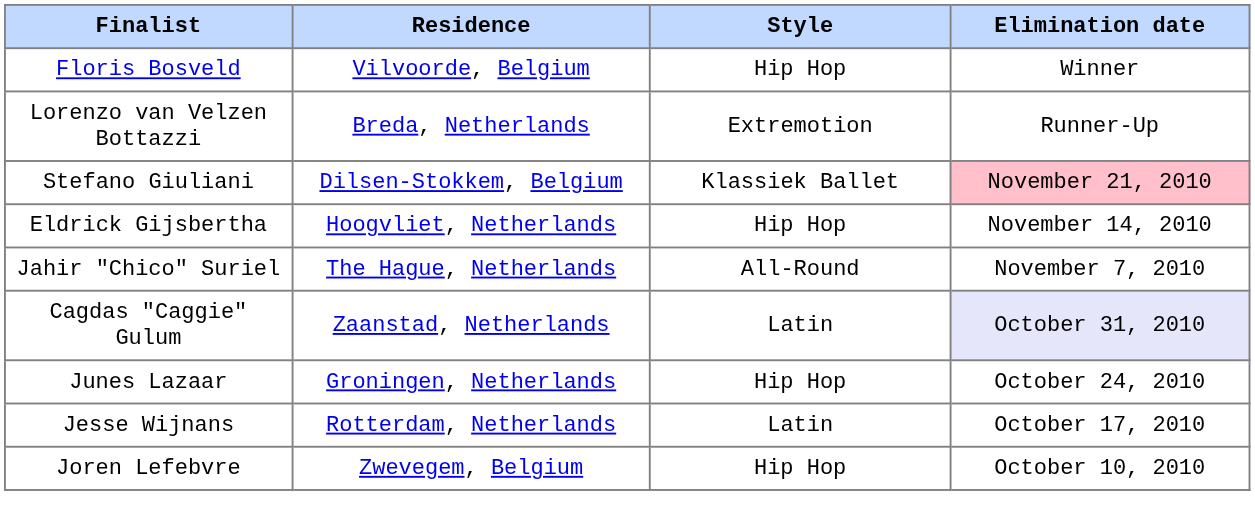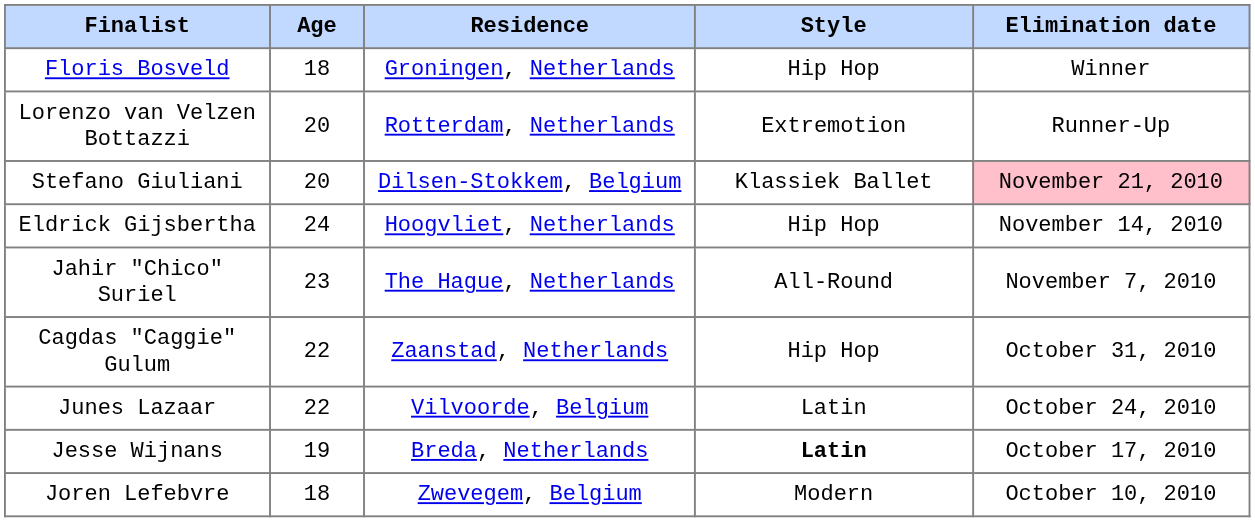+ column: (317, 27)
(471, 70) Vilvoorde, Belgium -> (530, 70) Groningen, Netherlands
(471, 126) Breda, Netherlands -> (530, 126) Rotterdam, Netherlands
(800, 325) Latin -> (834, 352) Hip Hop
(1100, 325) lavender background -> (1111, 352) no background
(471, 382) Groningen, Netherlands -> (530, 408) Vilvoorde, Belgium
(800, 382) Hip Hop -> (834, 408) Latin
(471, 425) Rotterdam, Netherlands -> (530, 451) Breda, Netherlands
(800, 425) normal -> (834, 451) bold
(800, 468) Hip Hop -> (834, 495) Modern
